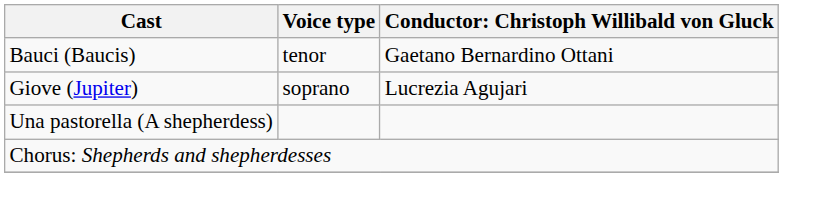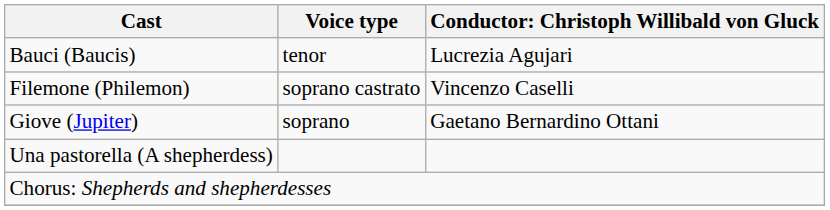(499, 54) Gaetano Bernardino Ottani -> (501, 54) Lucrezia Agujari
+ row: (100, 88)
(456, 88) Lucrezia Agujari -> (545, 121) Gaetano Bernardino Ottani
